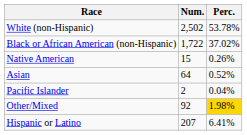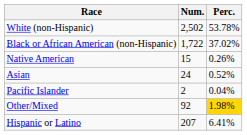(186, 75) 64 -> (186, 75) 24
